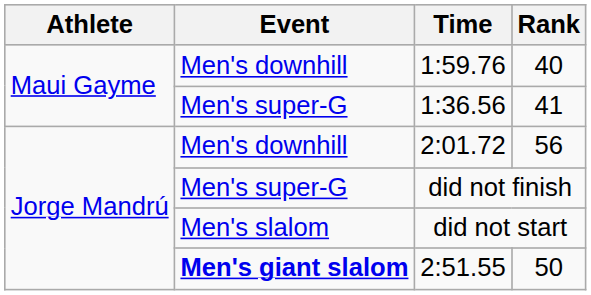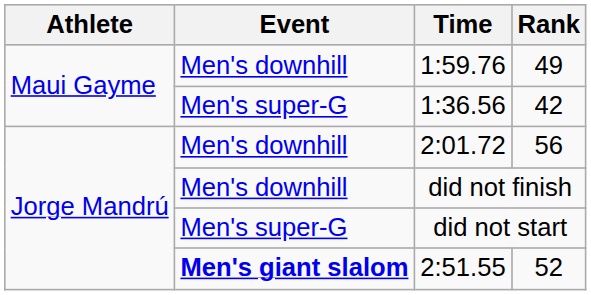(549, 65) 40 -> (549, 65) 49
(549, 106) 41 -> (549, 106) 42
(264, 187) Men's super-G -> (264, 187) Men's downhill
(255, 227) Men's slalom -> (264, 227) Men's super-G
(549, 268) 50 -> (549, 268) 52
